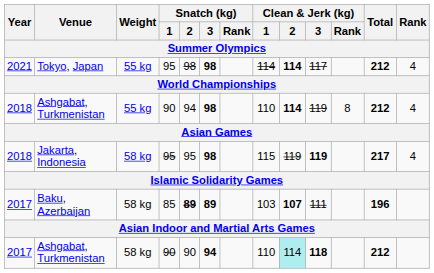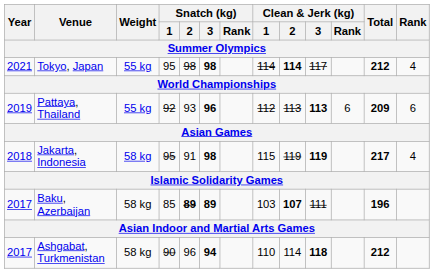- row: (20, 108)
+ row: (20, 108)
(190, 156) 95 -> (190, 156) 91
(190, 252) 90 -> (190, 252) 96
(292, 252) paleturquoise background -> (292, 252) no background
